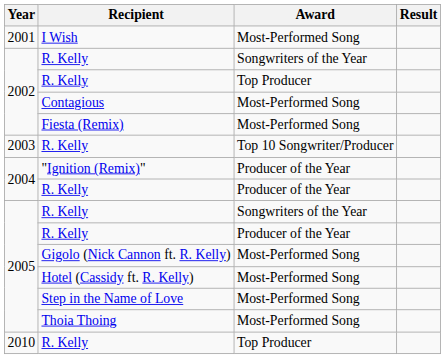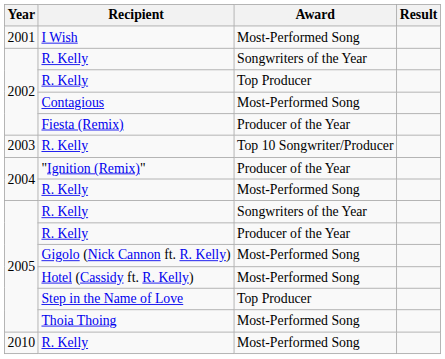(298, 124) Most-Performed Song -> (294, 124) Producer of the Year
(294, 189) Producer of the Year -> (298, 189) Most-Performed Song
(298, 299) Most-Performed Song -> (274, 299) Top Producer
(274, 342) Top Producer -> (298, 342) Most-Performed Song
